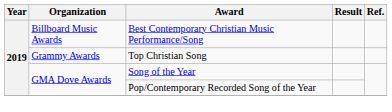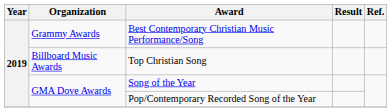(64, 34) Billboard Music Awards -> (66, 34) Grammy Awards
(66, 55) Grammy Awards -> (64, 61) Billboard Music Awards
